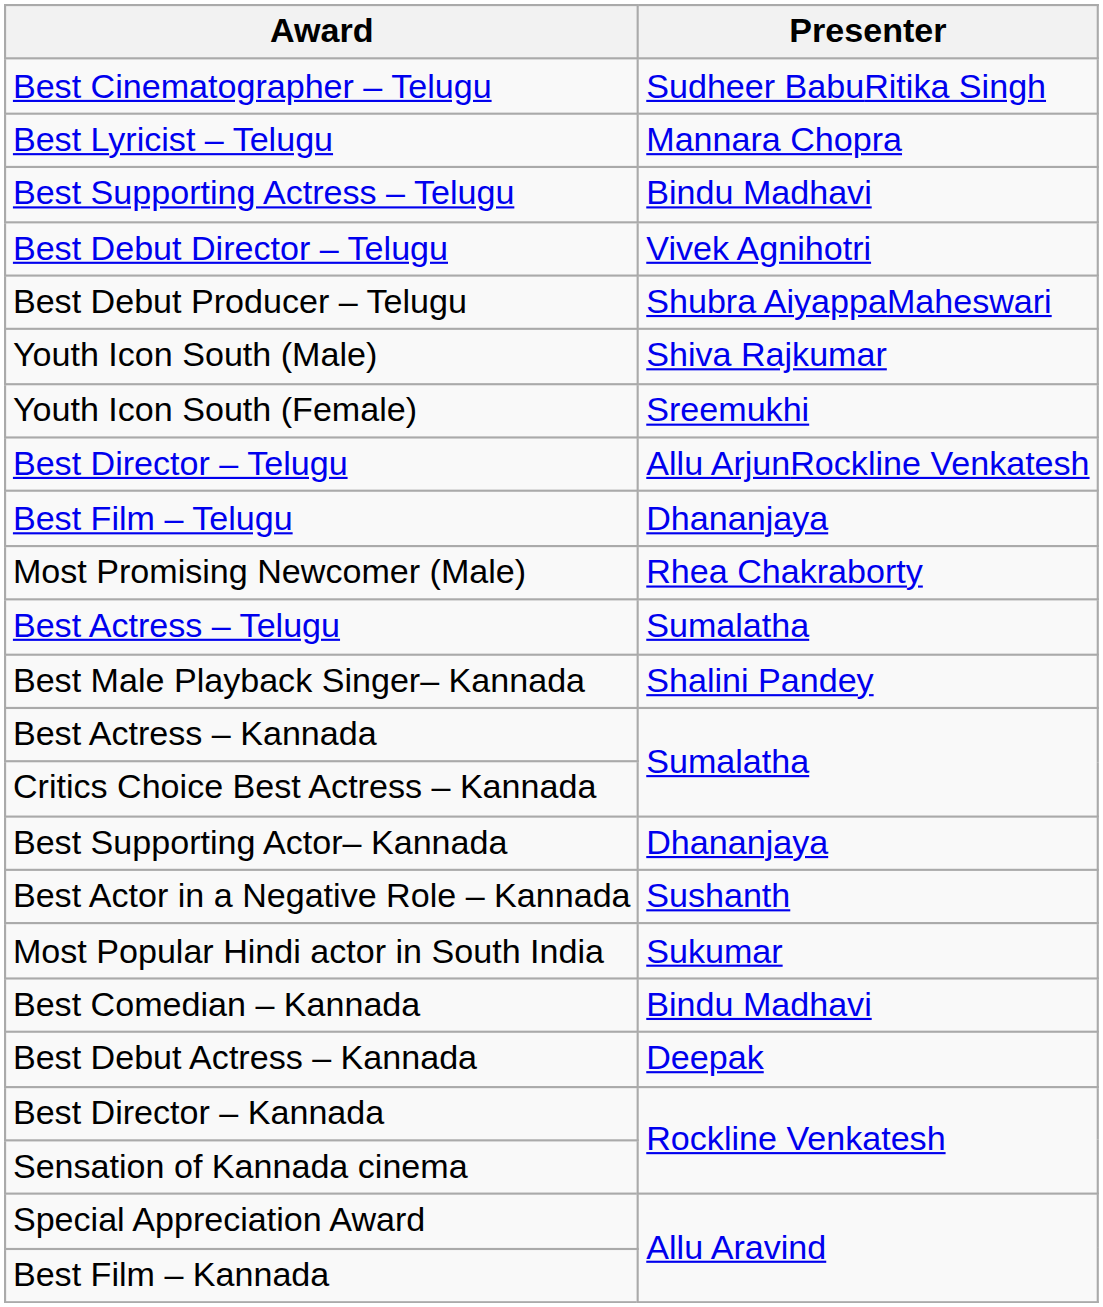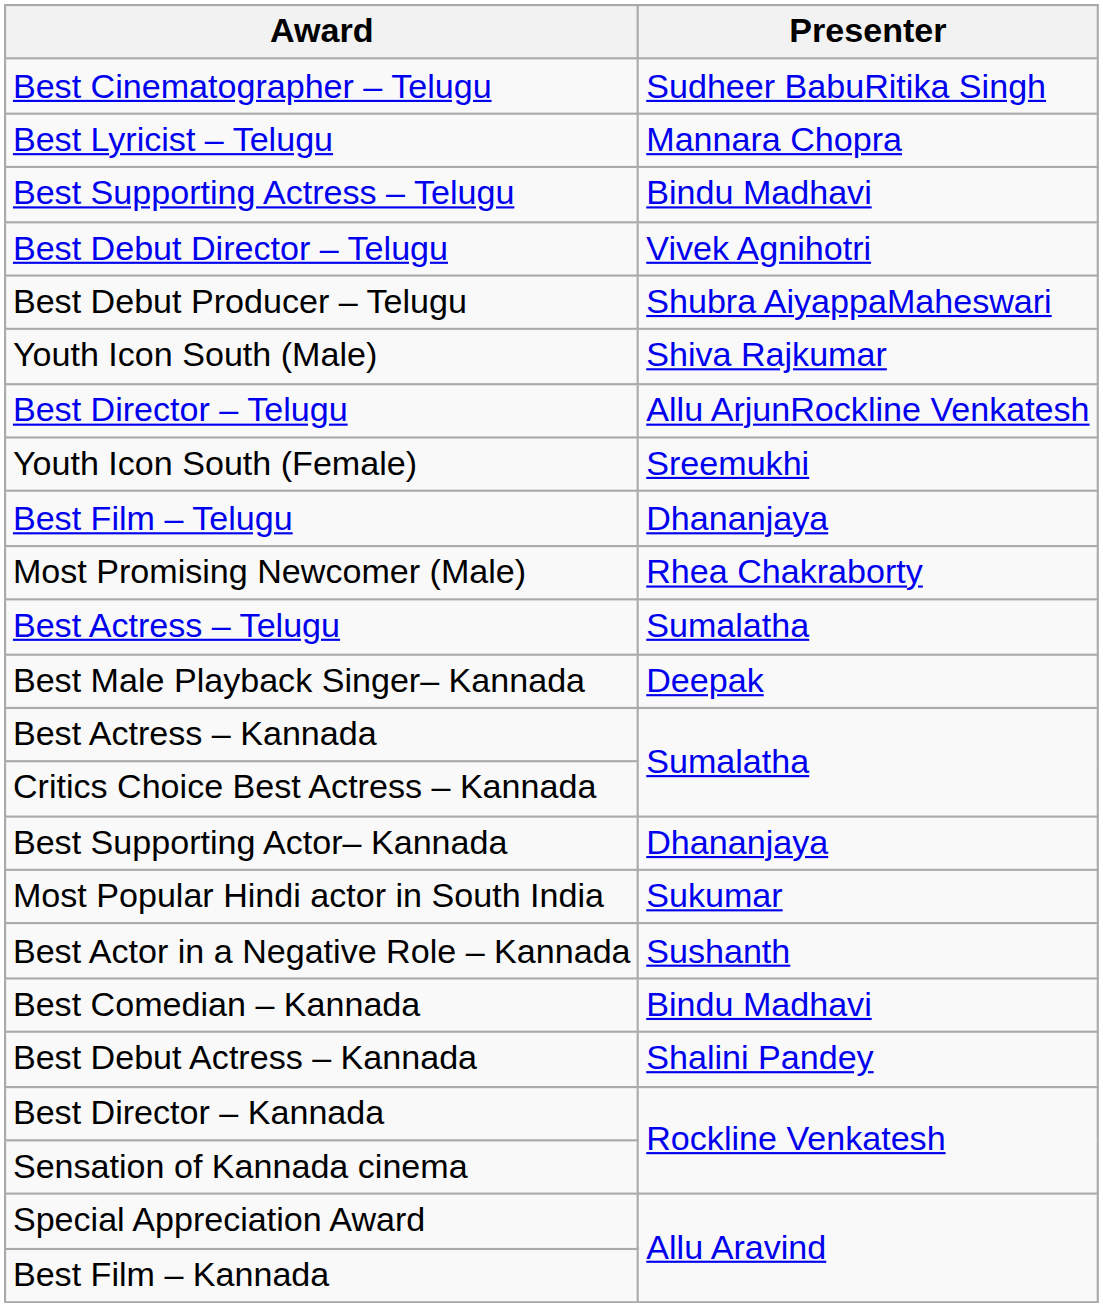rows swapped: (215, 409) <-> (180, 463)
(760, 680) Shalini Pandey -> (705, 680) Deepak
rows swapped: (322, 896) <-> (308, 950)
(705, 1058) Deepak -> (760, 1058) Shalini Pandey
